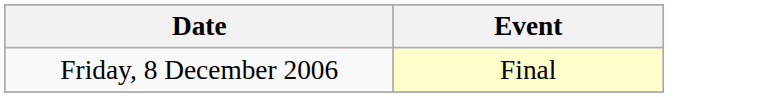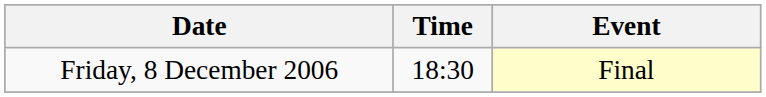+ column: (443, 26)
